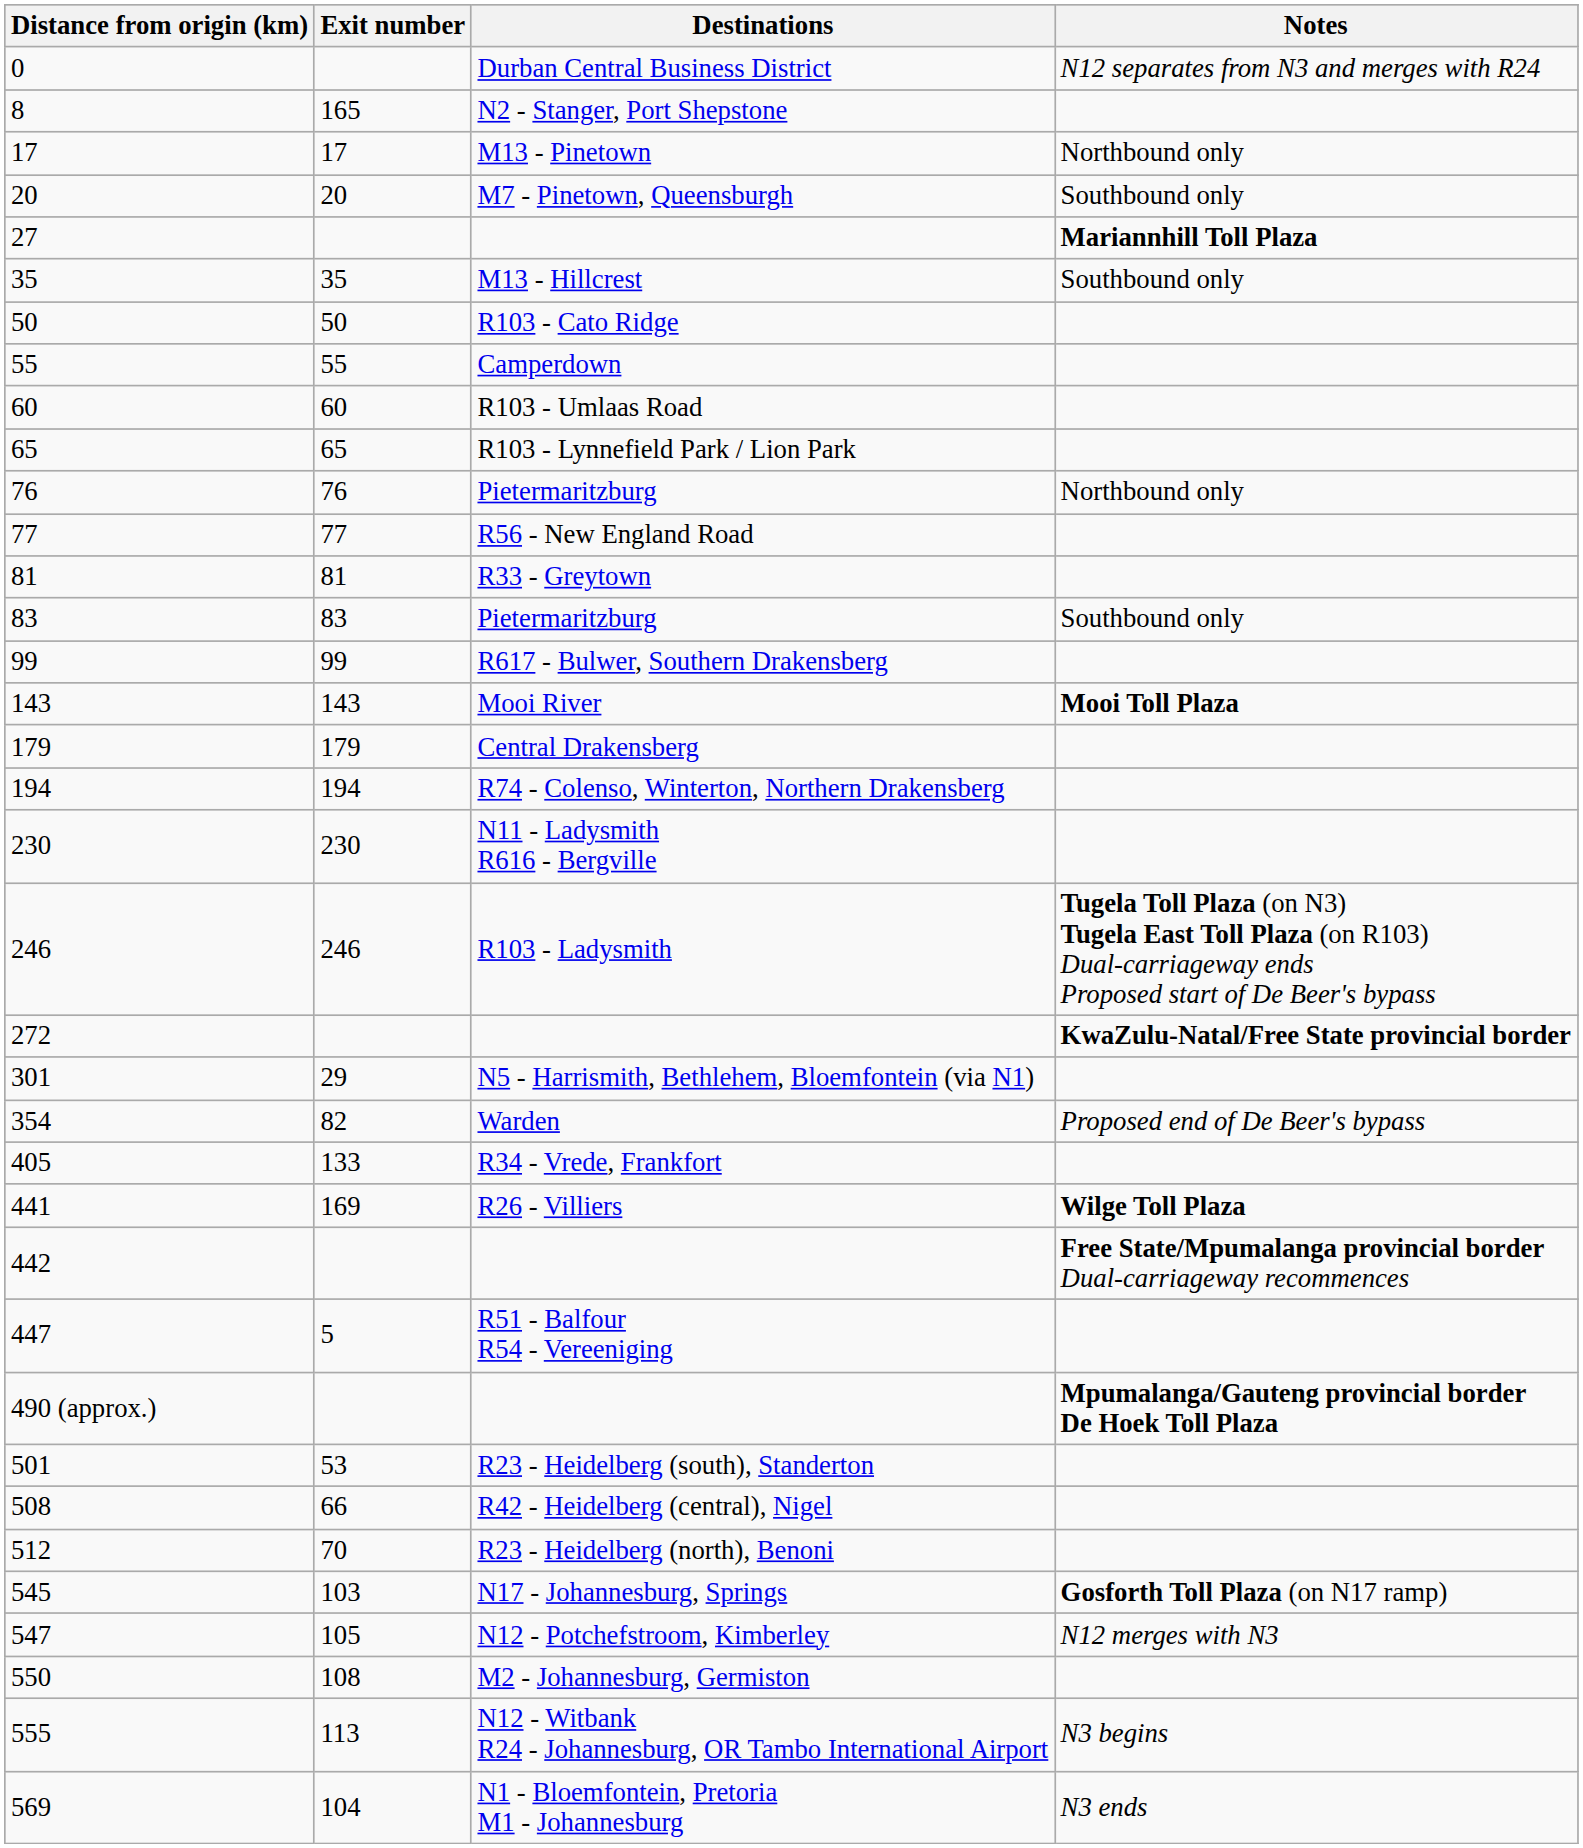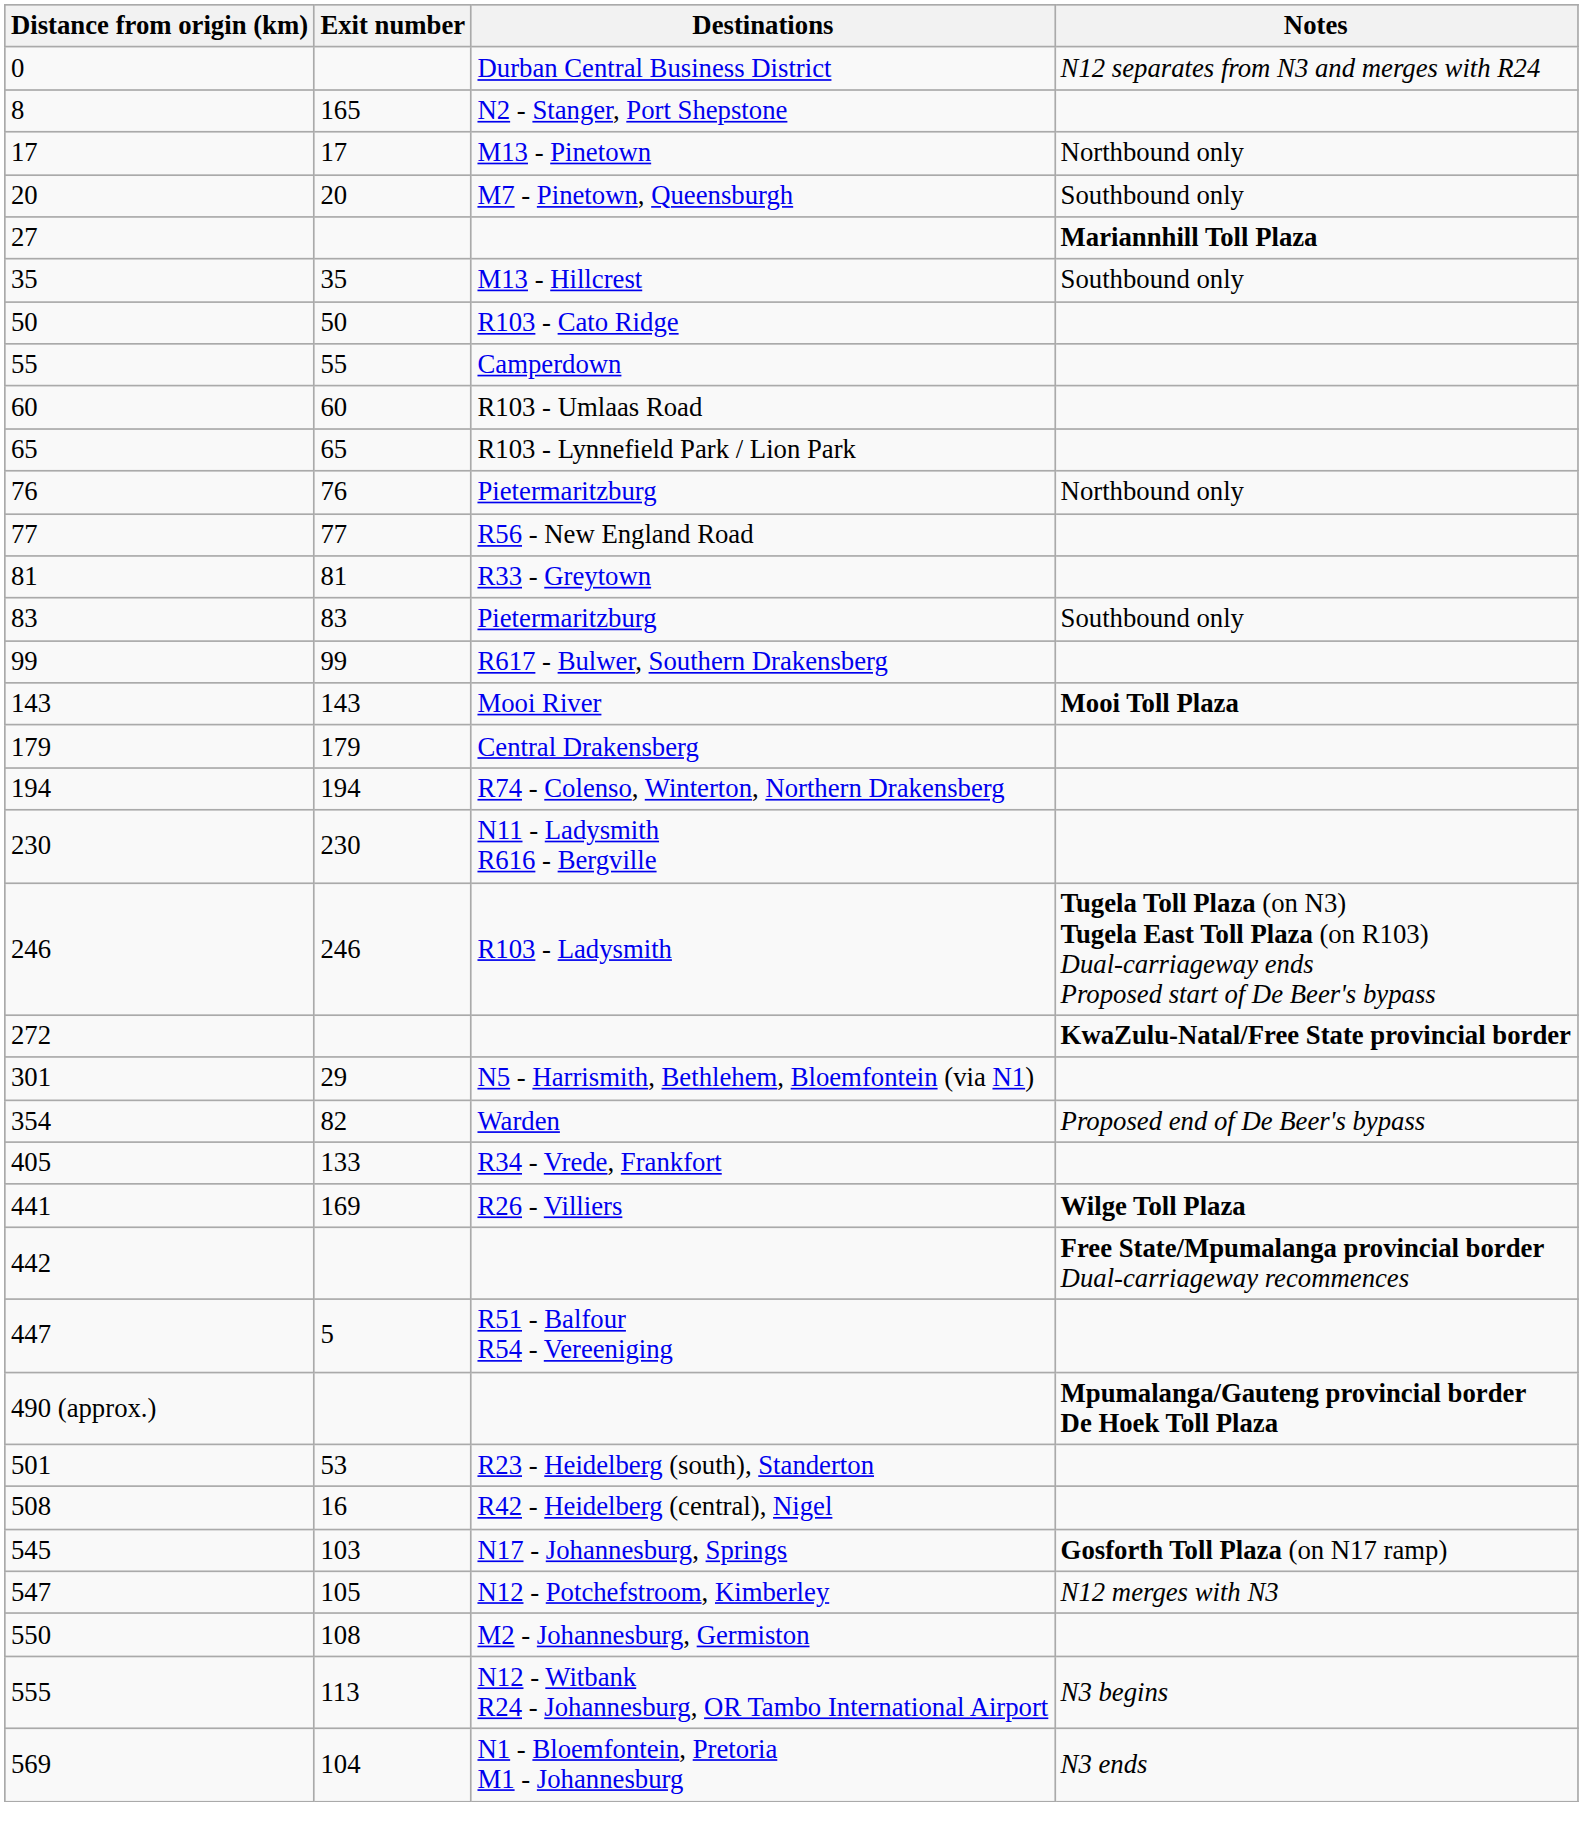(334, 1507) 66 -> (334, 1507) 16
- row: (31, 1549)
